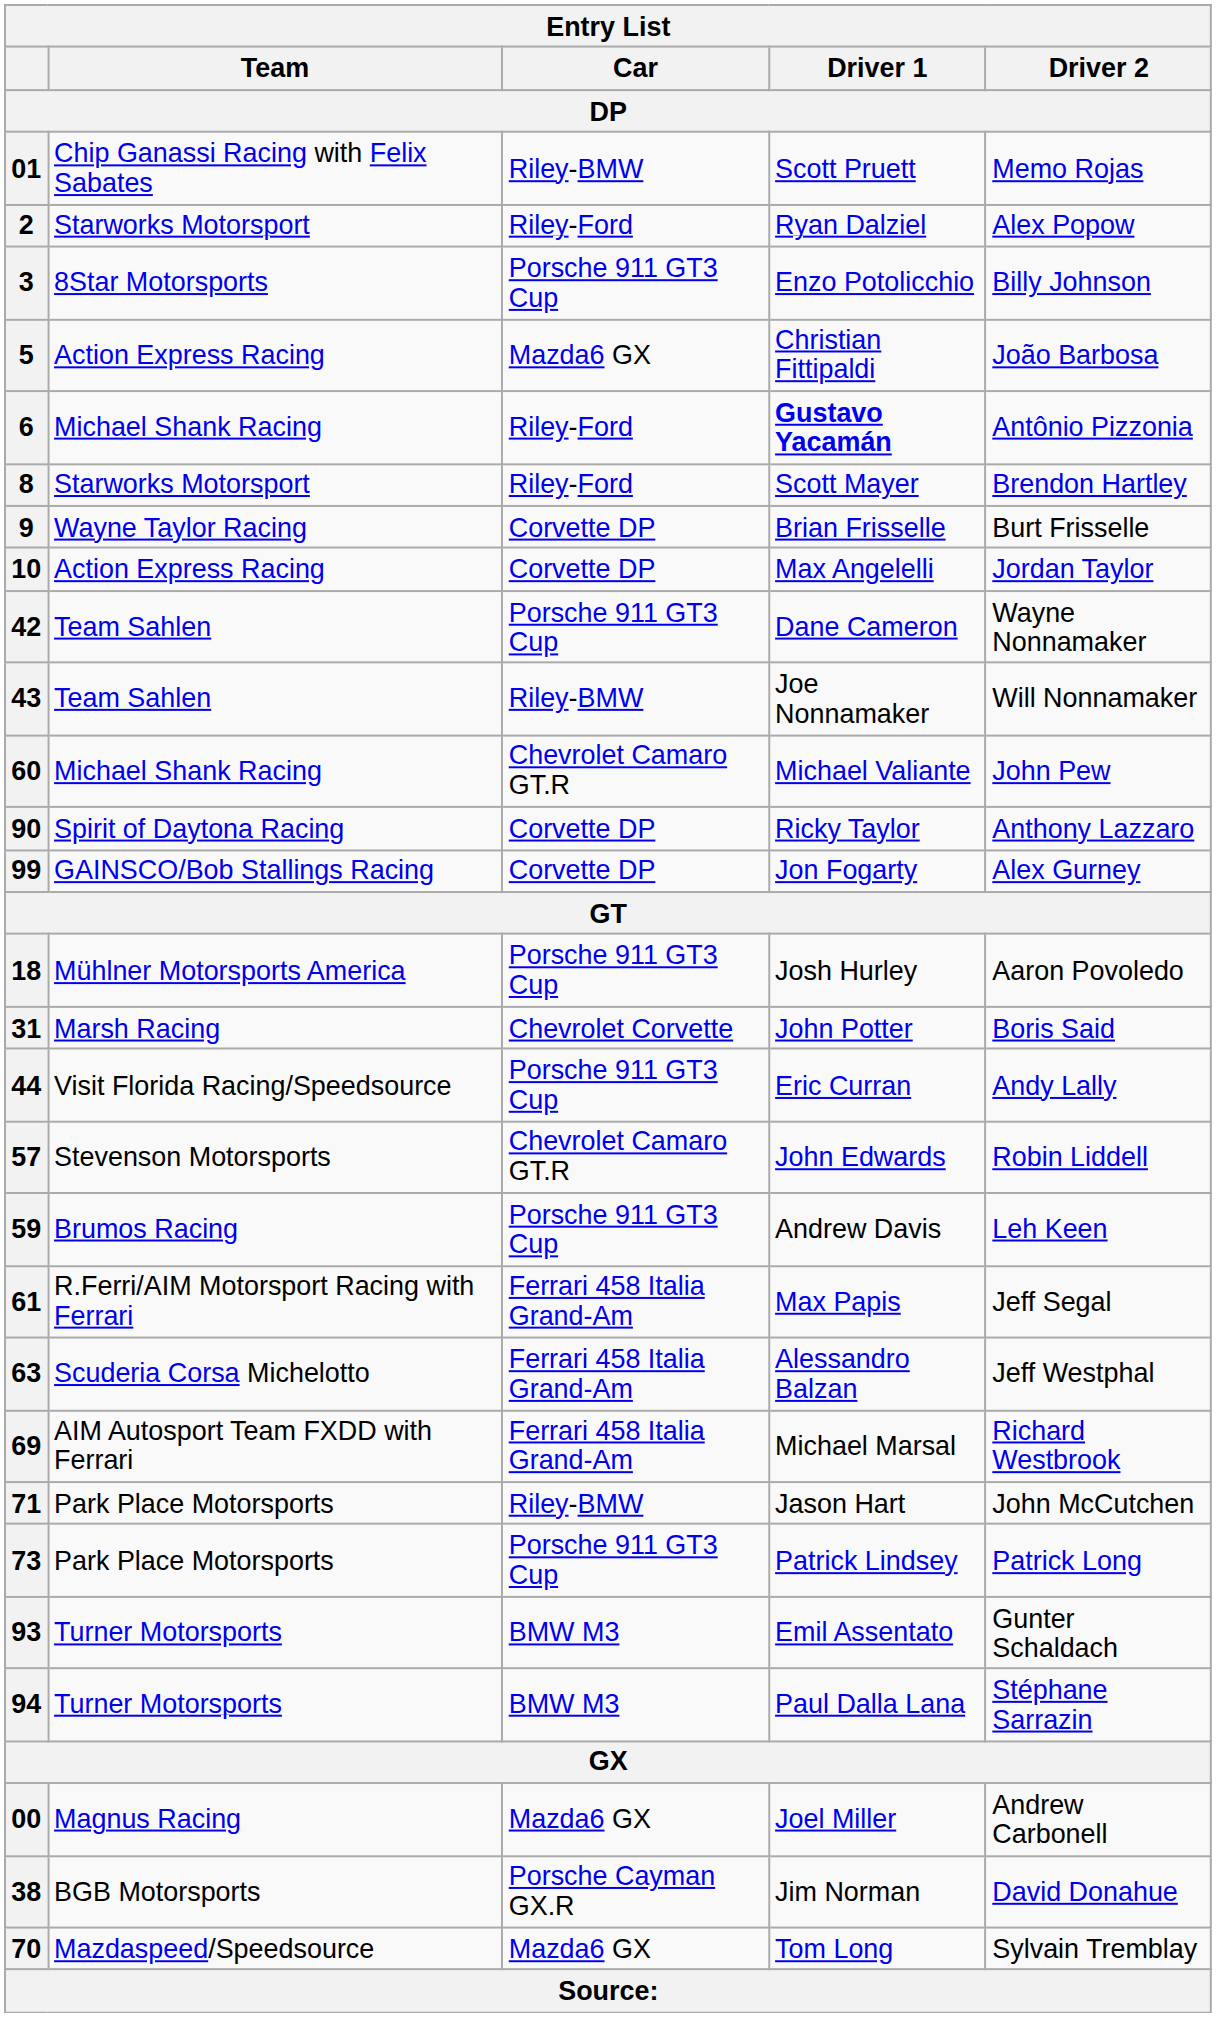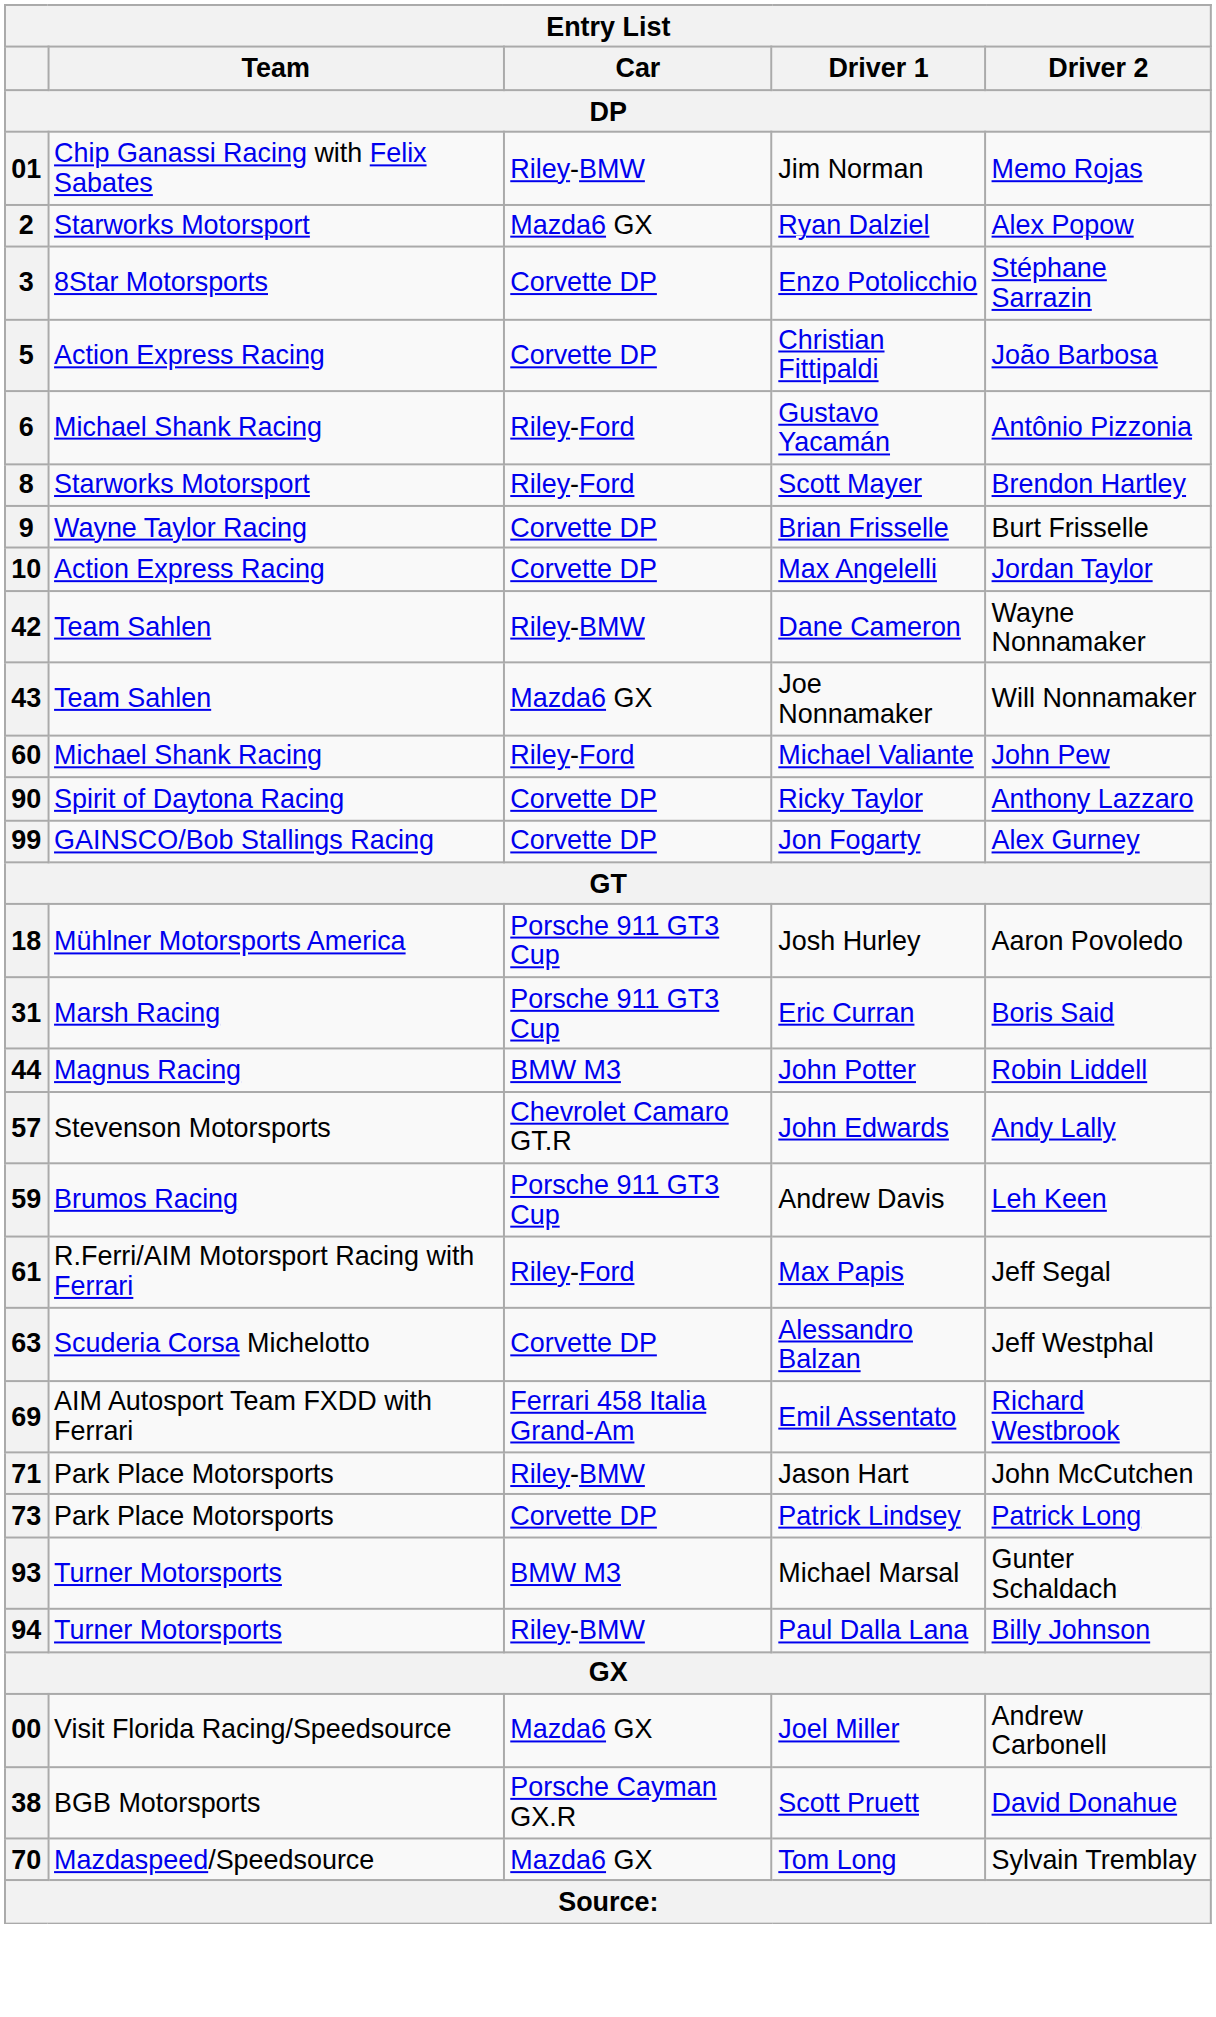(845, 168) Scott Pruett -> (851, 168) Jim Norman
(571, 225) Riley-Ford -> (581, 225) Mazda6 GX
(613, 283) Porsche 911 GT3 Cup -> (584, 283) Corvette DP
(1072, 283) Billy Johnson -> (1049, 283) Stéphane Sarrazin
(580, 355) Mazda6 GX -> (584, 355) Corvette DP
(833, 427) bold -> (834, 427) normal
(613, 626) Porsche 911 GT3 Cup -> (578, 626) Riley-BMW
(576, 699) Riley-BMW -> (581, 699) Mazda6 GX
(618, 771) Chevrolet Camaro GT.R -> (572, 756) Riley-Ford
(621, 1027) Chevrolet Corvette -> (615, 1013) Porsche 911 GT3 Cup
(844, 1027) John Potter -> (846, 1013) Eric Curran
(253, 1085) Visit Florida Racing/Speedsource -> (148, 1070) Magnus Racing
(613, 1085) Porsche 911 GT3 Cup -> (566, 1070) BMW M3
(843, 1085) Eric Curran -> (847, 1070) John Potter
(1054, 1085) Andy Lally -> (1069, 1070) Robin Liddell
(1070, 1157) Robin Liddell -> (1054, 1127) Andy Lally
(607, 1301) Ferrari 458 Italia Grand-Am -> (572, 1271) Riley-Ford
(607, 1373) Ferrari 458 Italia Grand-Am -> (584, 1344) Corvette DP
(866, 1445) Michael Marsal -> (867, 1416) Emil Assentato
(613, 1560) Porsche 911 GT3 Cup -> (584, 1516) Corvette DP
(864, 1632) Emil Assentato -> (869, 1573) Michael Marsal
(564, 1704) BMW M3 -> (578, 1630) Riley-BMW
(1050, 1704) Stéphane Sarrazin -> (1071, 1630) Billy Johnson
(148, 1819) Magnus Racing -> (253, 1730) Visit Florida Racing/Speedsource
(848, 1891) Jim Norman -> (849, 1802) Scott Pruett
